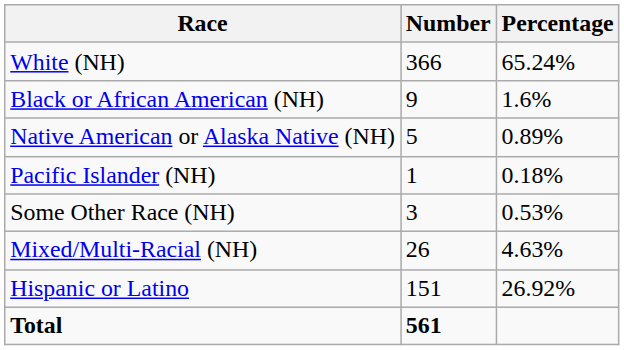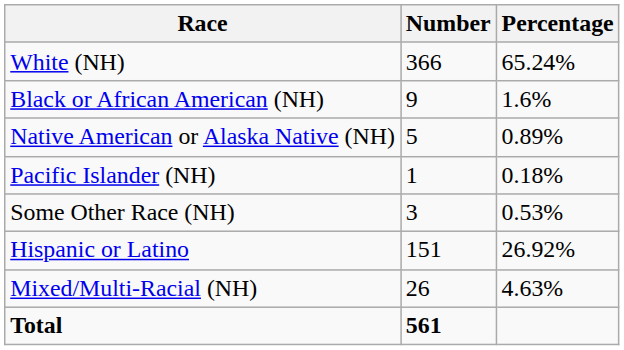rows swapped: (134, 250) <-> (100, 288)
